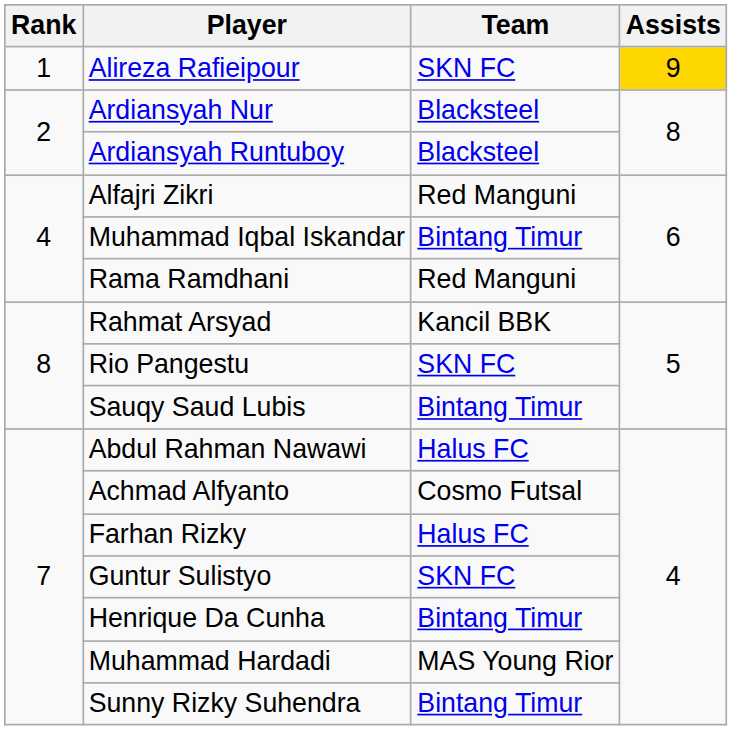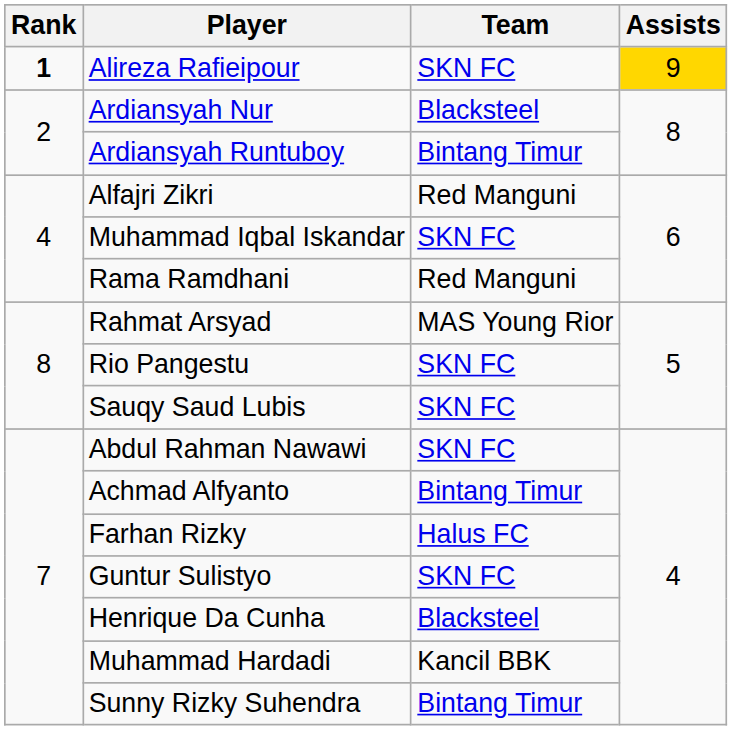(44, 68) normal -> (44, 68) bold
(478, 152) Blacksteel -> (500, 152) Bintang Timur
(500, 237) Bintang Timur -> (466, 237) SKN FC
(484, 322) Kancil BBK -> (515, 322) MAS Young Rior
(500, 407) Bintang Timur -> (466, 407) SKN FC
(473, 449) Halus FC -> (466, 449) SKN FC
(500, 491) Cosmo Futsal -> (500, 491) Bintang Timur
(500, 618) Bintang Timur -> (478, 618) Blacksteel
(515, 661) MAS Young Rior -> (484, 661) Kancil BBK
